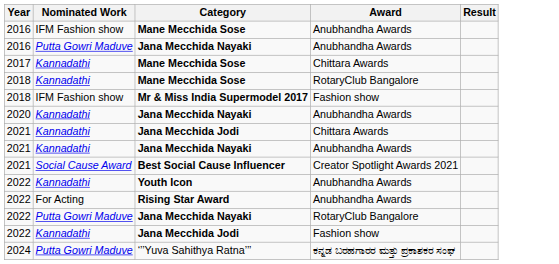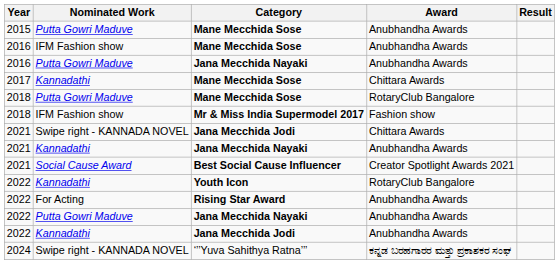+ row: (19, 30)
(63, 81) Kannadathi -> (84, 98) Putta Gowri Maduve
- row: (19, 115)
(63, 132) Kannadathi -> (112, 132) Swipe right - KANNADA NOVEL
(362, 183) Anubhandha Awards -> (422, 183) RotaryClub Bangalore
(366, 217) RotaryClub Bangalore -> (418, 217) Anubhandha Awards
(346, 234) Fashion show -> (418, 234) Anubhandha Awards
(84, 251) Putta Gowri Maduve -> (112, 251) Swipe right - KANNADA NOVEL
